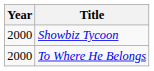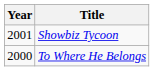(20, 35) 2000 -> (20, 35) 2001
